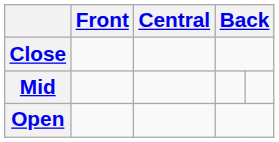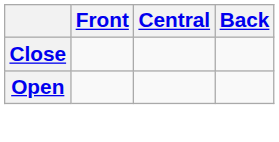- row: (38, 86)
